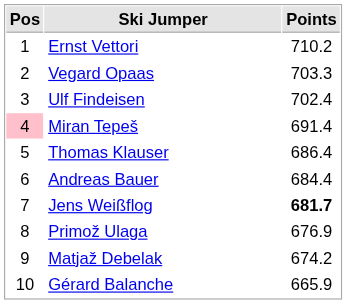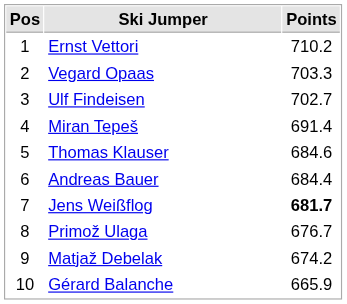(312, 99) 702.4 -> (312, 99) 702.7
(25, 126) pink background -> (25, 126) no background
(312, 152) 686.4 -> (312, 152) 684.6
(312, 232) 676.9 -> (312, 232) 676.7
